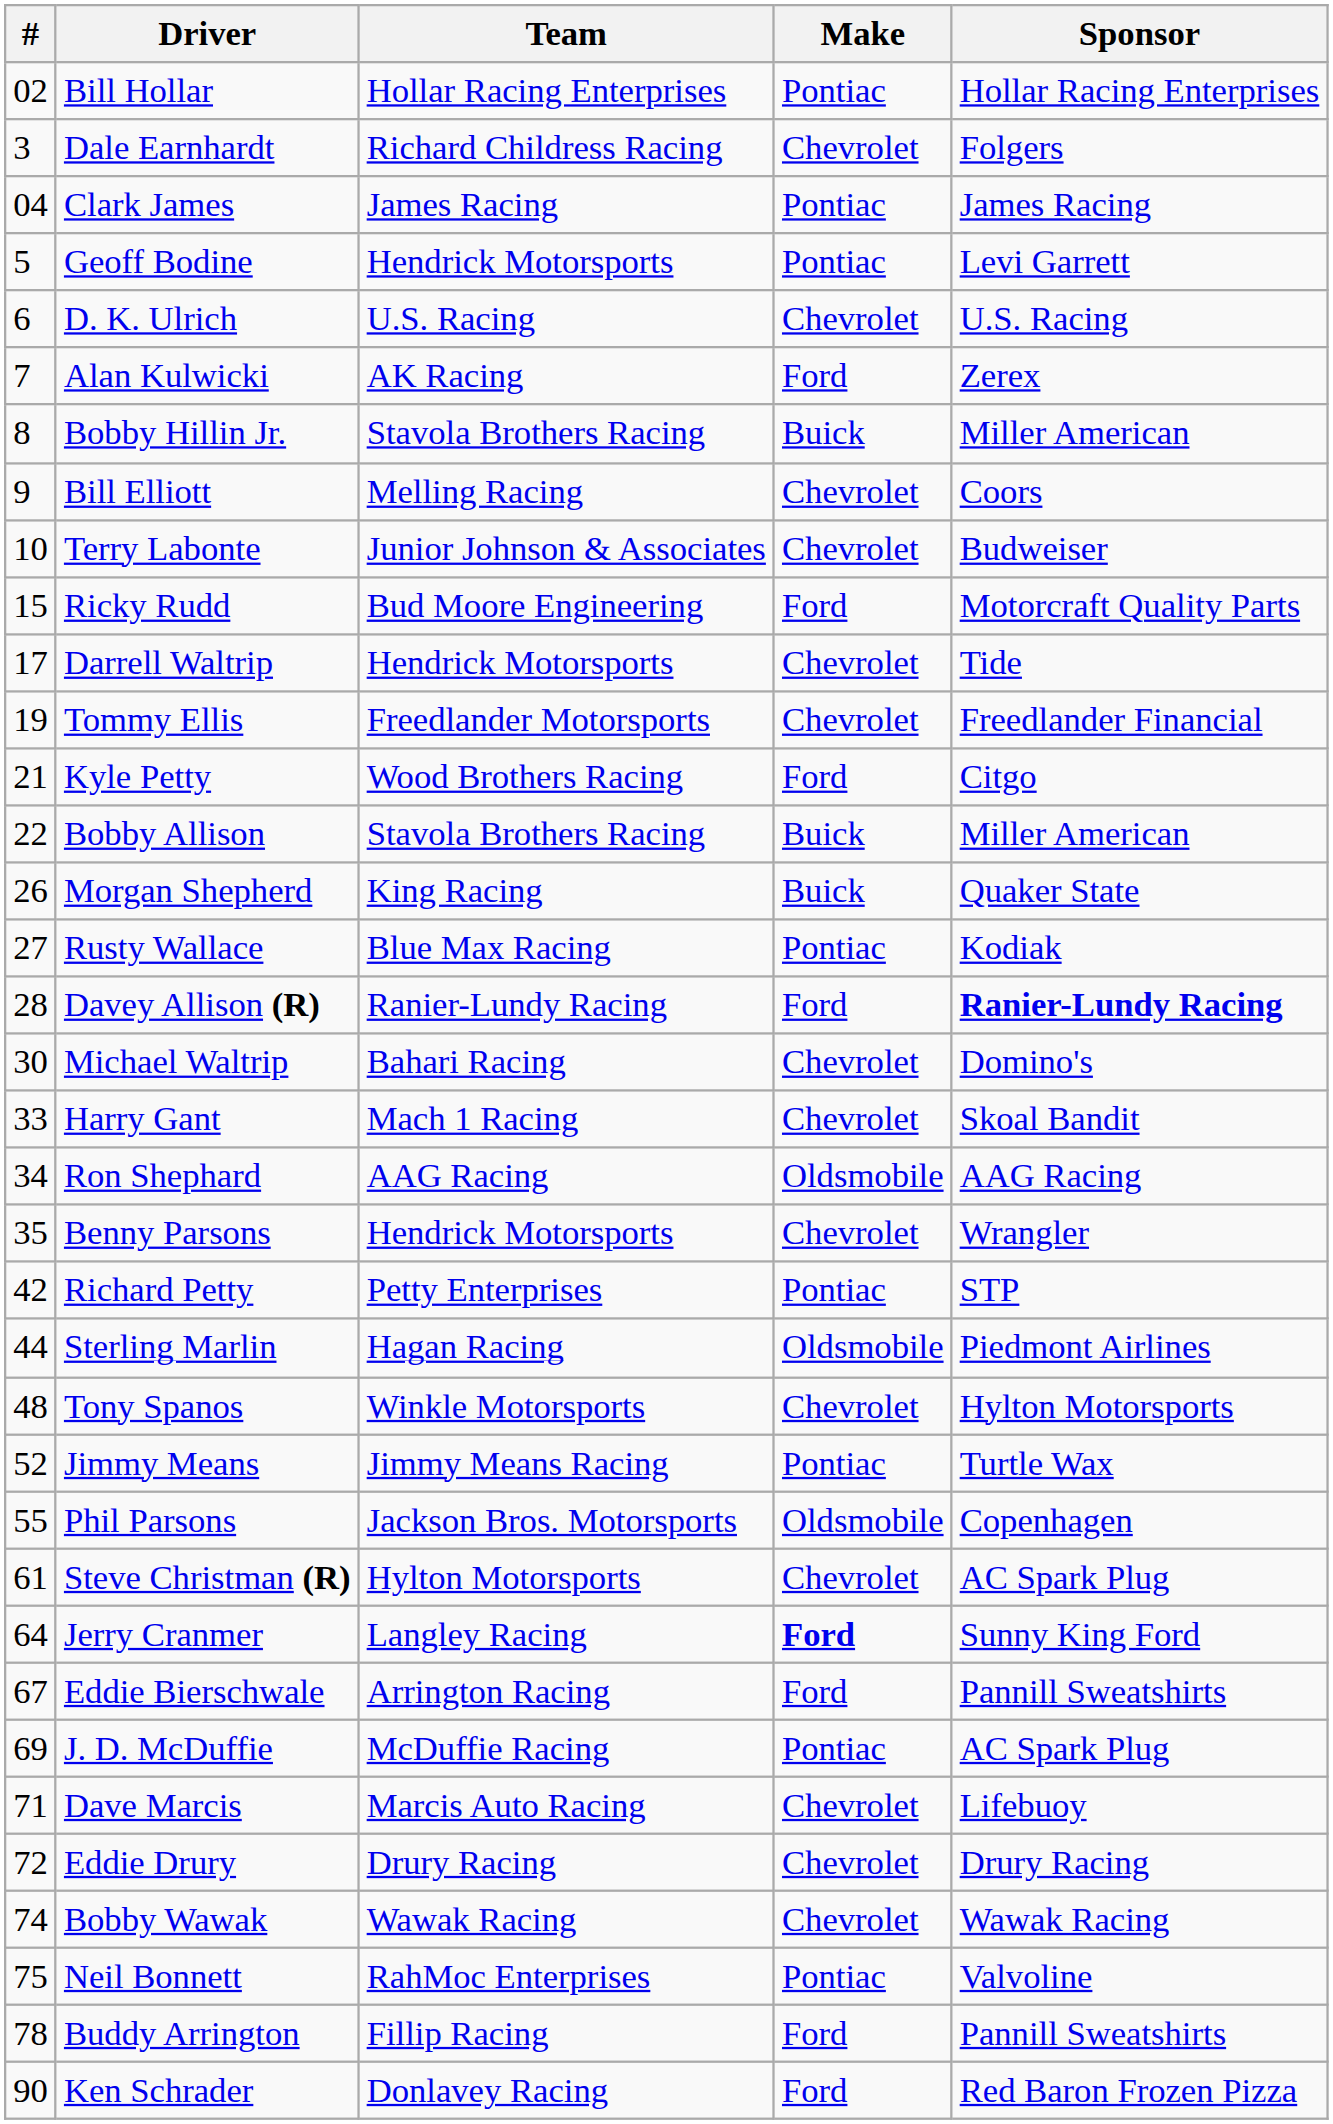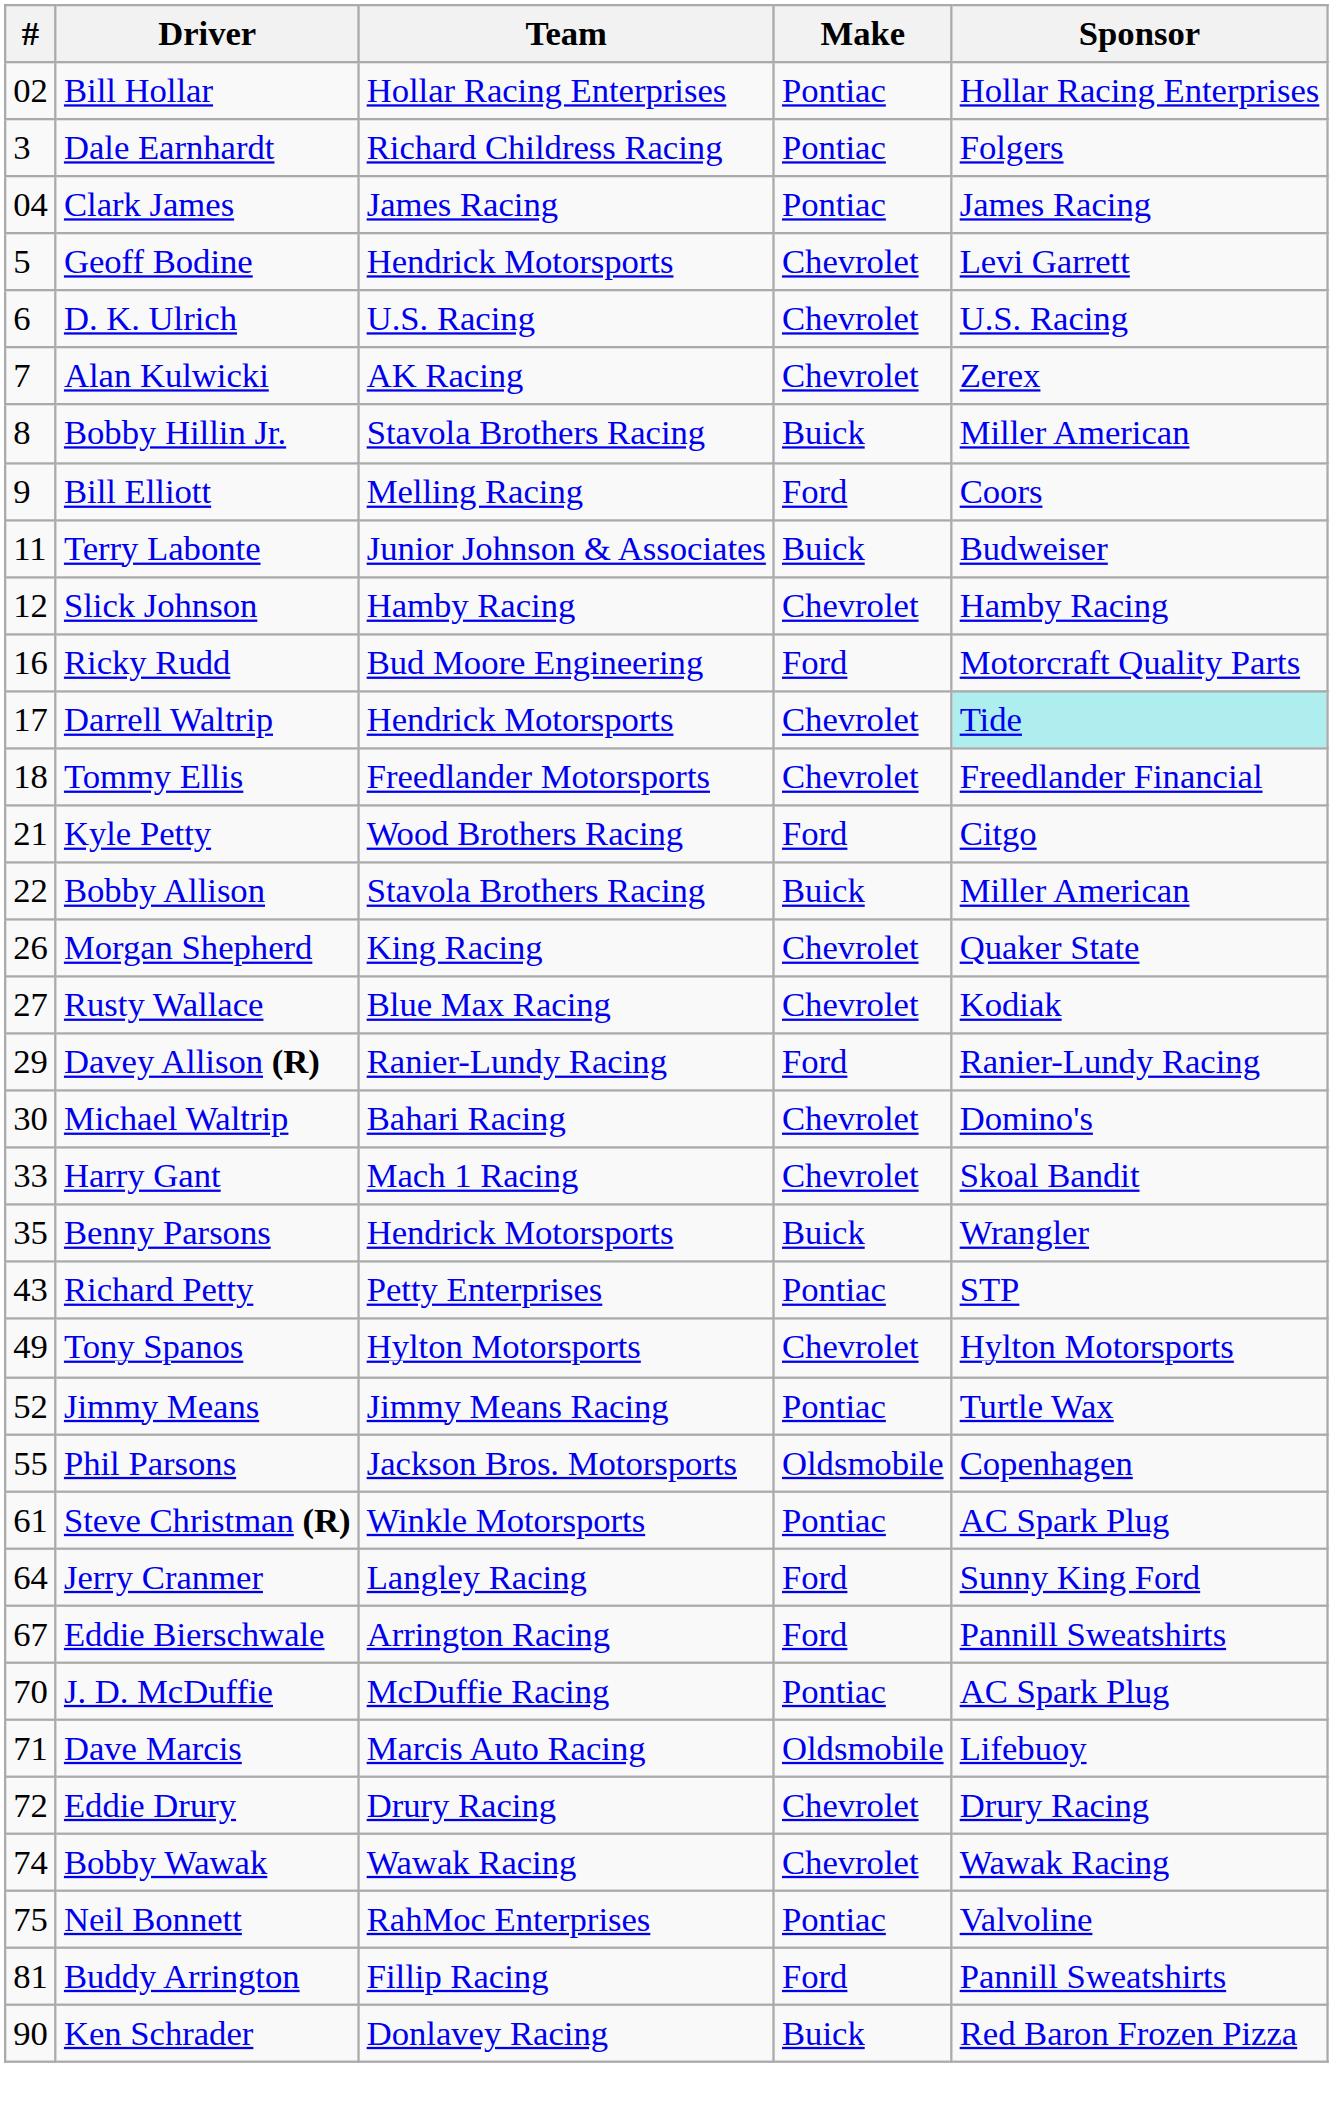(850, 147) Chevrolet -> (834, 147) Pontiac
(834, 261) Pontiac -> (850, 261) Chevrolet
(815, 376) Ford -> (850, 376) Chevrolet
(850, 490) Chevrolet -> (815, 490) Ford
(31, 547) 10 -> (30, 547) 11
(850, 547) Chevrolet -> (823, 547) Buick
+ row: (161, 604)
(31, 604) 15 -> (31, 661) 16
(991, 661) no background -> (991, 718) paleturquoise background
(31, 718) 19 -> (31, 776) 18
(823, 890) Buick -> (850, 947) Chevrolet
(834, 947) Pontiac -> (850, 1004) Chevrolet
(31, 1004) 28 -> (31, 1061) 29
(1121, 1004) bold -> (1110, 1061) normal
- row: (163, 1176)
(850, 1233) Chevrolet -> (823, 1233) Buick
(31, 1290) 42 -> (31, 1290) 43
- row: (170, 1347)
(31, 1404) 48 -> (31, 1347) 49
(506, 1404) Winkle Motorsports -> (504, 1347) Hylton Motorsports
(504, 1576) Hylton Motorsports -> (506, 1518) Winkle Motorsports
(850, 1576) Chevrolet -> (834, 1518) Pontiac
(819, 1633) bold -> (815, 1576) normal
(31, 1747) 69 -> (31, 1690) 70
(850, 1804) Chevrolet -> (863, 1747) Oldsmobile
(31, 2033) 78 -> (31, 1976) 81
(815, 2090) Ford -> (823, 2033) Buick
